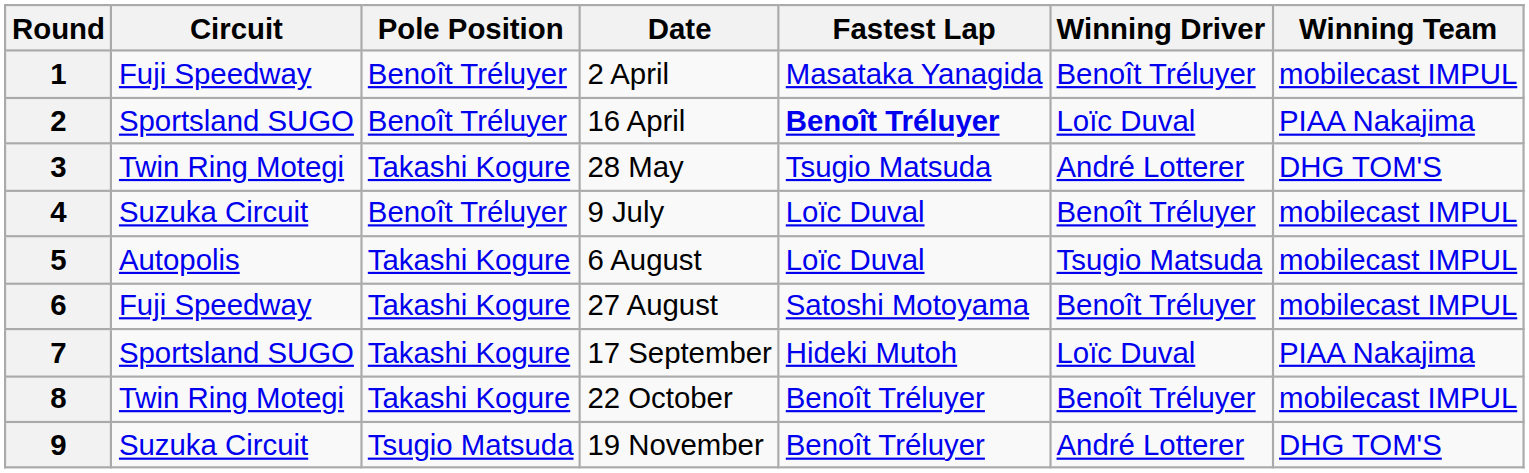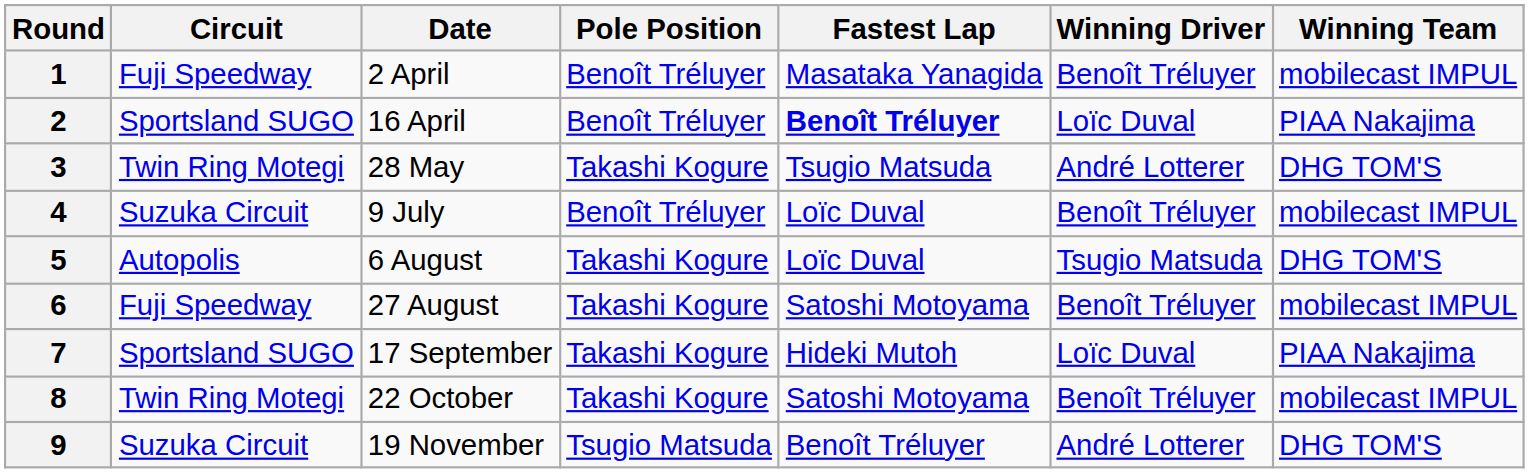columns swapped: (680, 28) <-> (471, 28)
(1398, 259) mobilecast IMPUL -> (1360, 259) DHG TOM'S
(885, 398) Benoît Tréluyer -> (907, 398) Satoshi Motoyama
